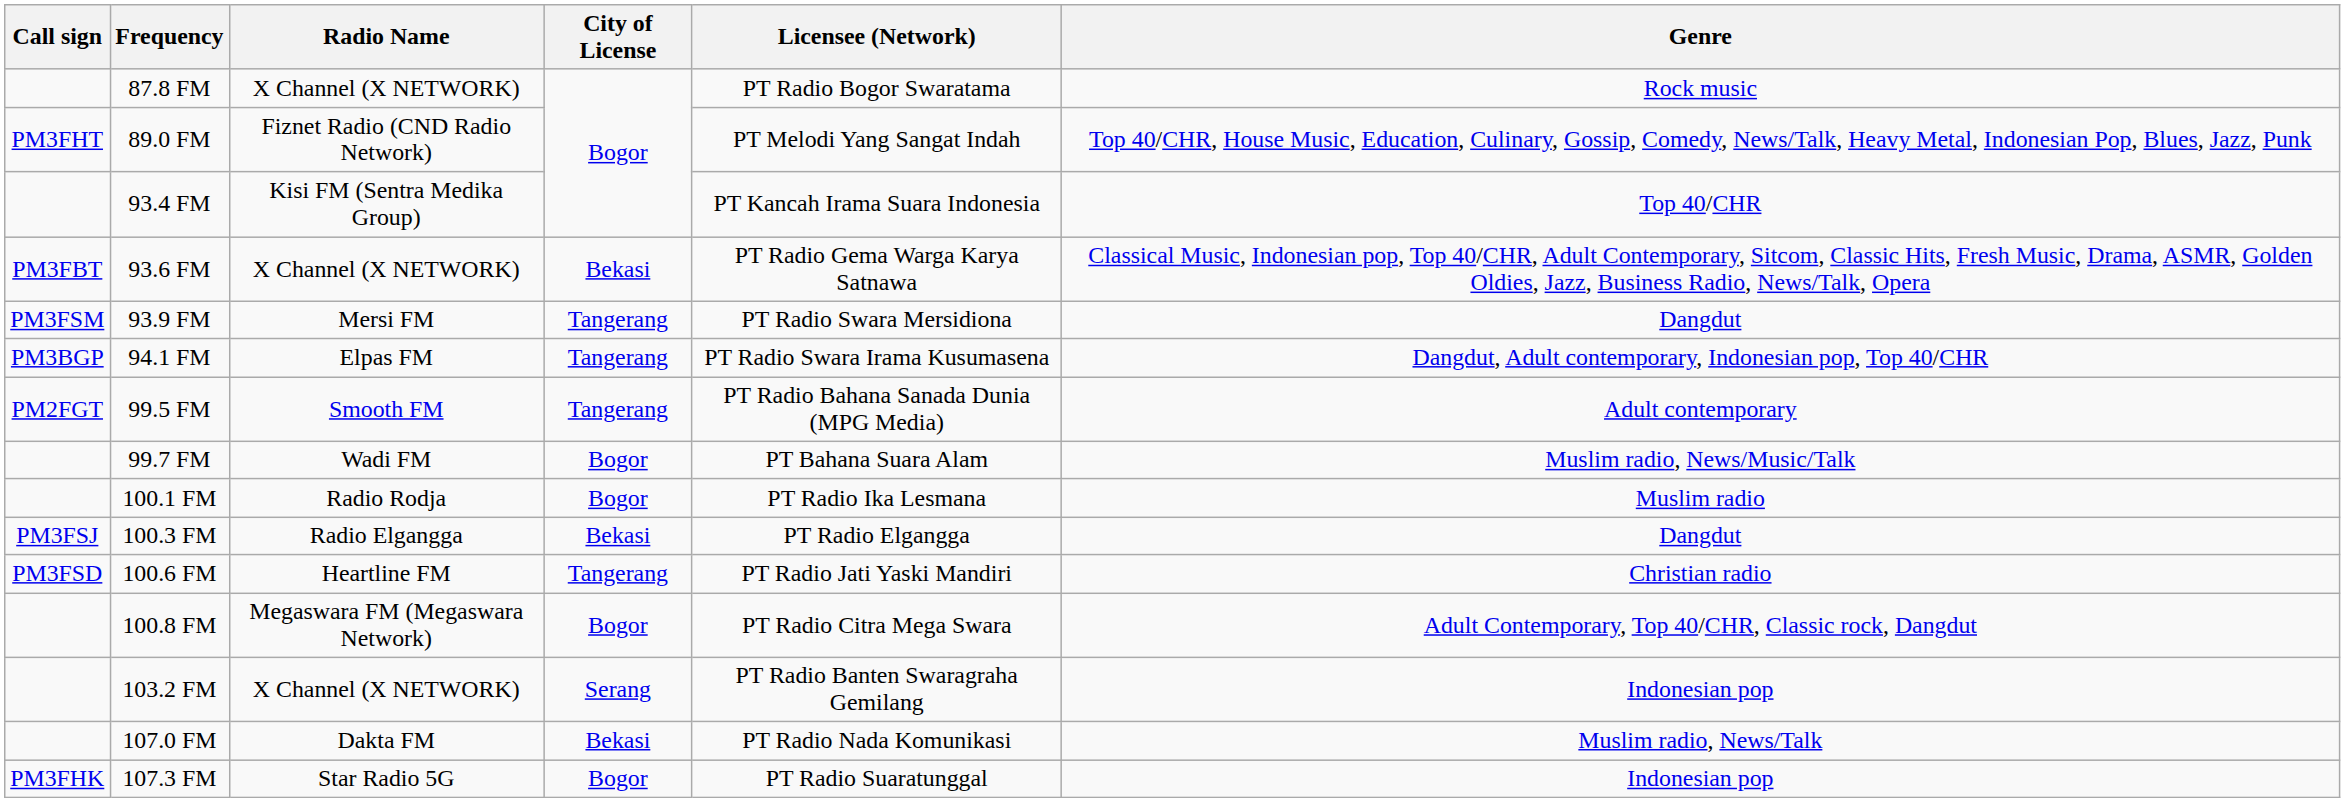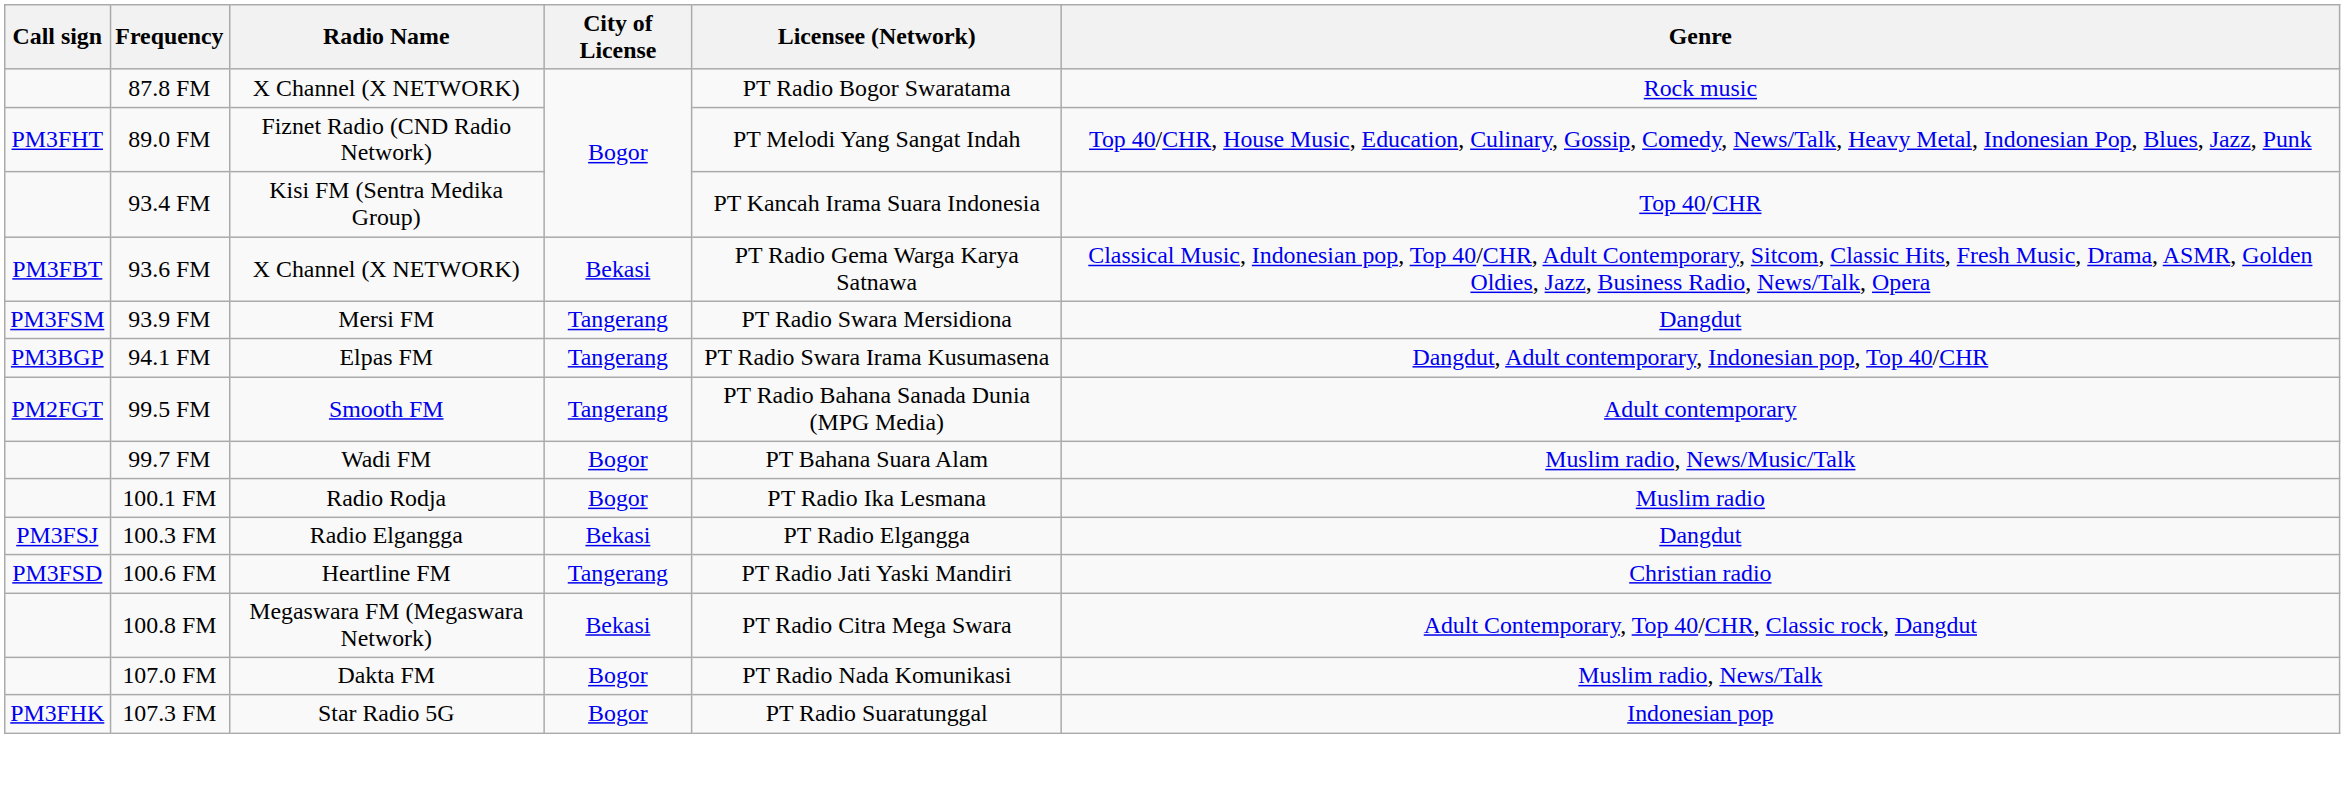(618, 624) Bogor -> (618, 624) Bekasi
- row: (169, 689)
(618, 740) Bekasi -> (618, 675) Bogor
